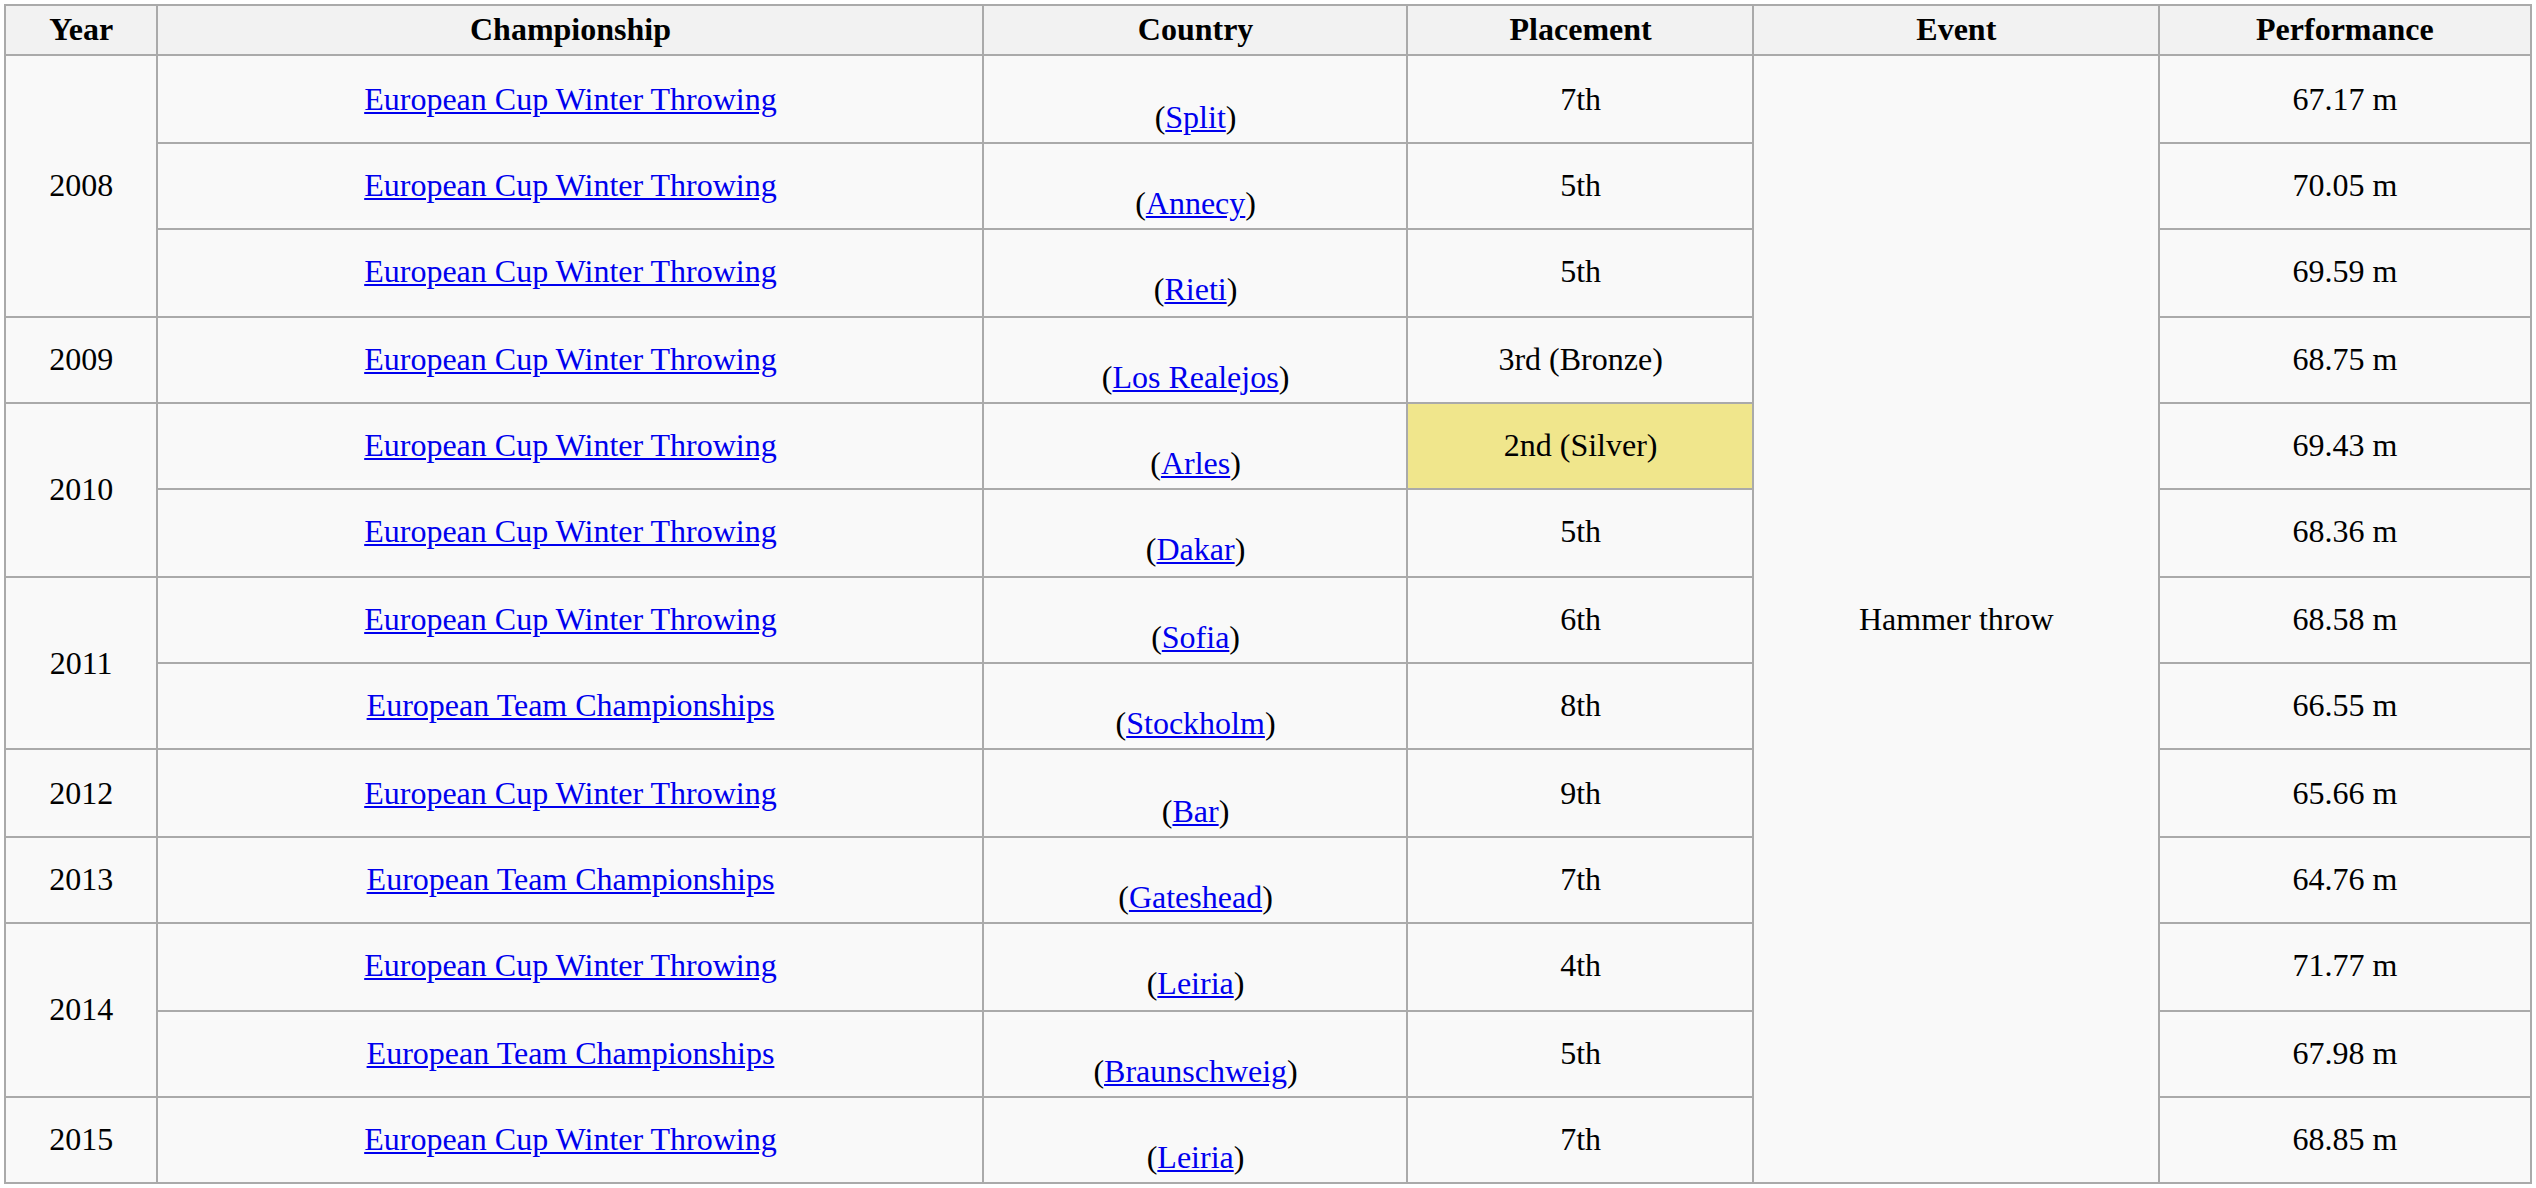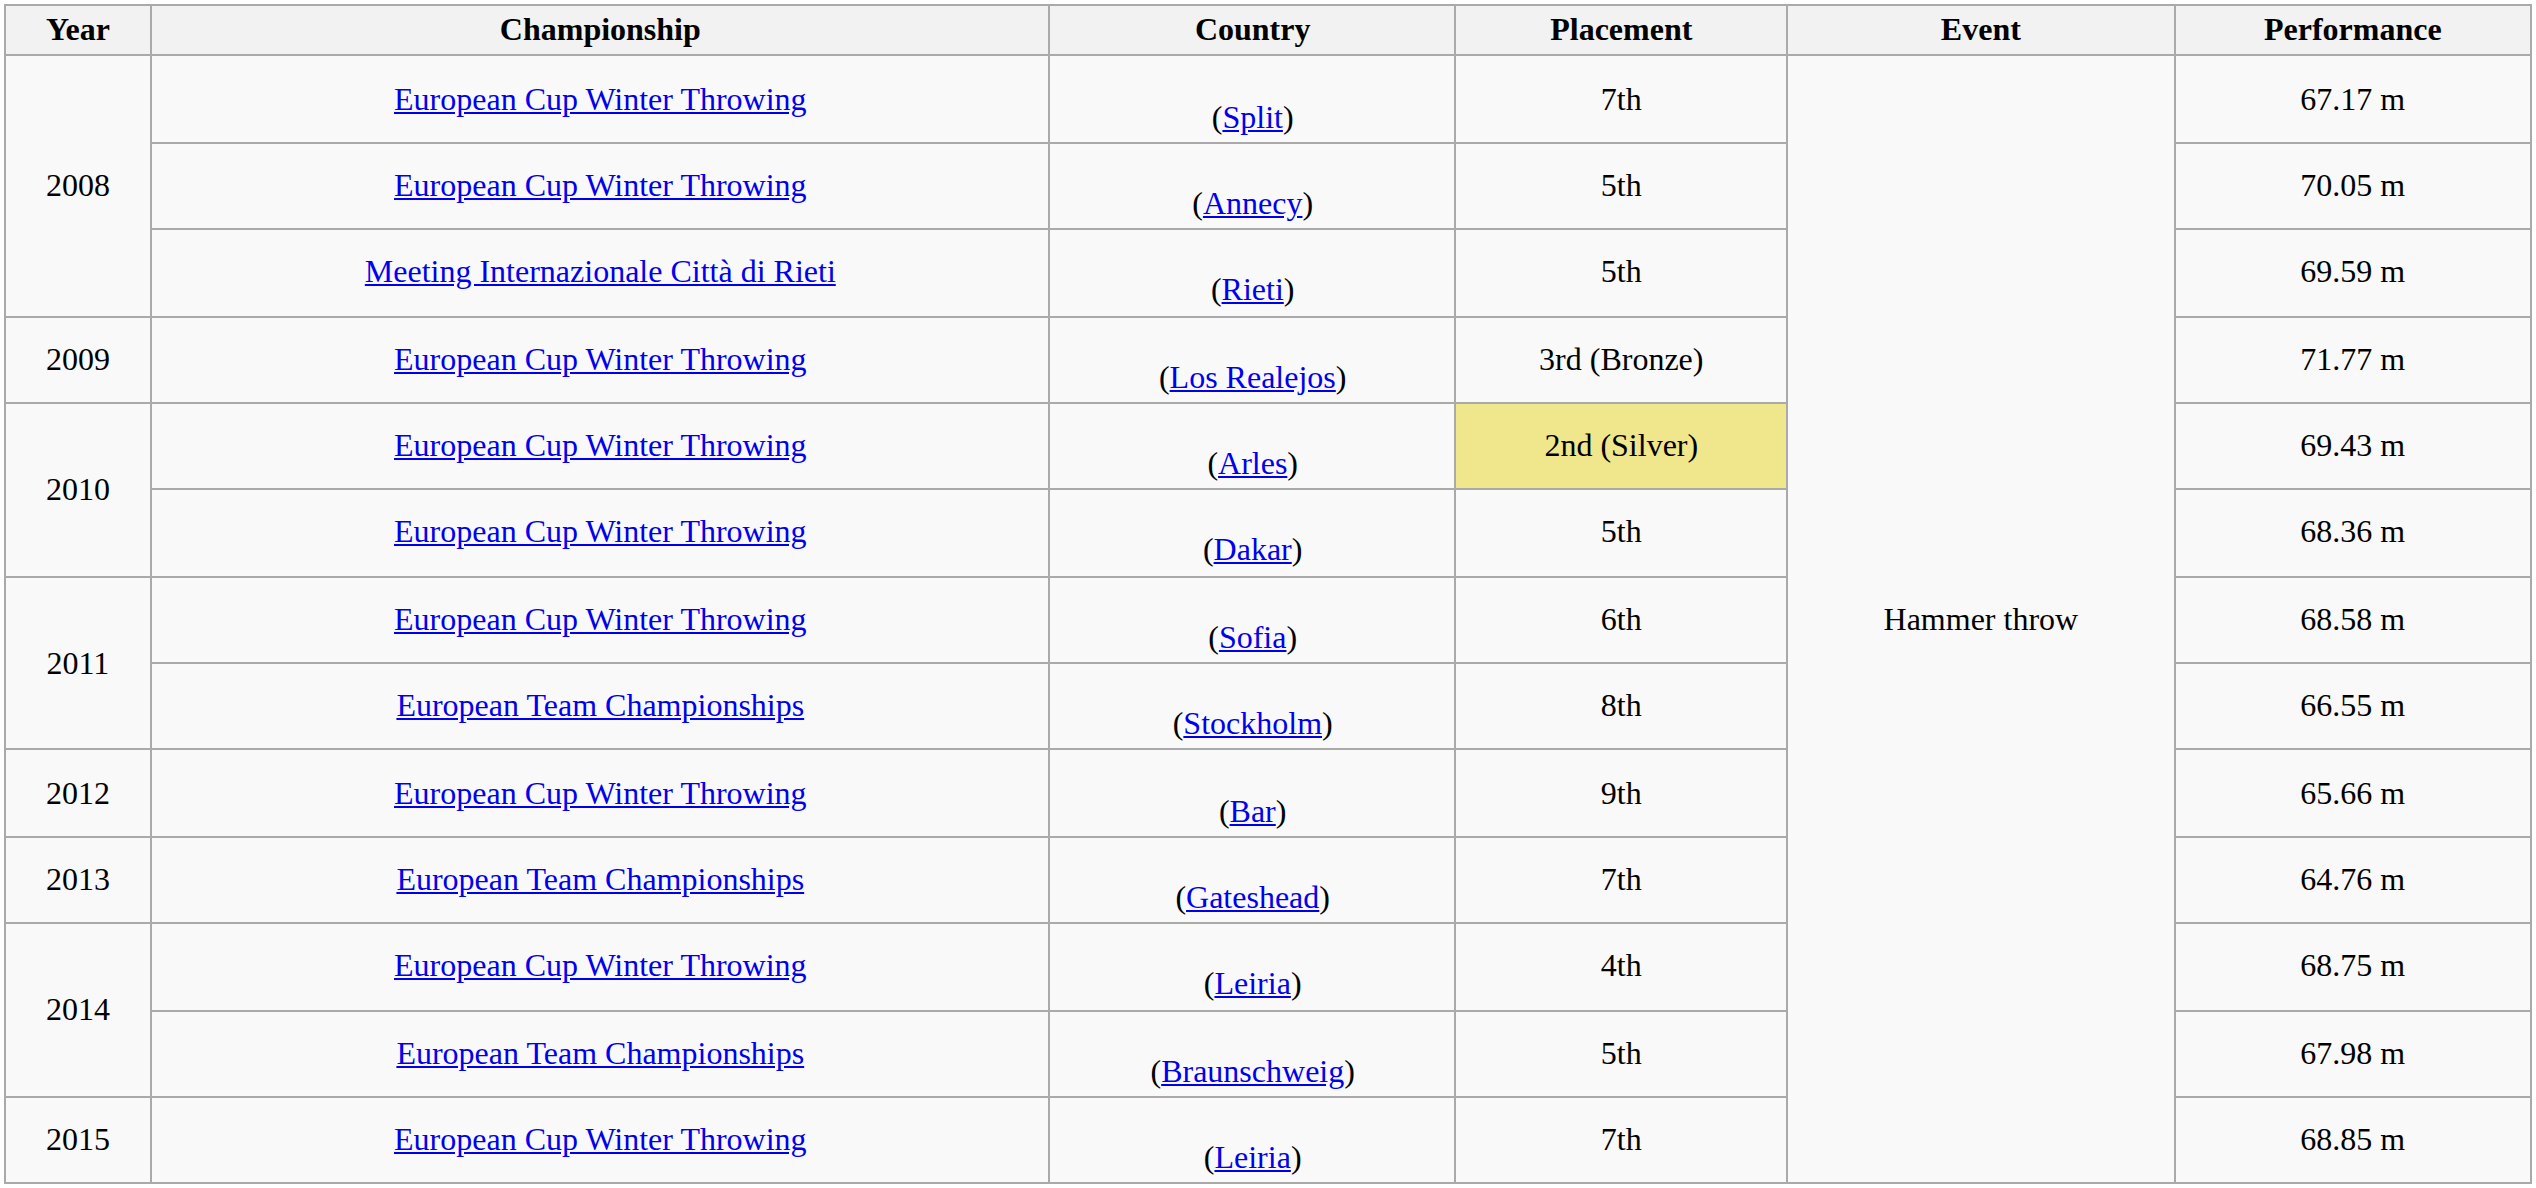(570, 272) European Cup Winter Throwing -> (600, 272) Meeting Internazionale Città di Rieti
(2345, 358) 68.75 m -> (2353, 358) 71.77 m
(2345, 966) 71.77 m -> (2353, 966) 68.75 m
